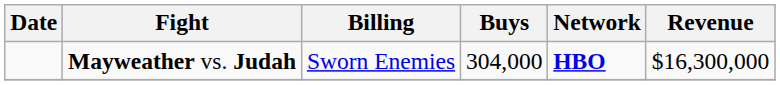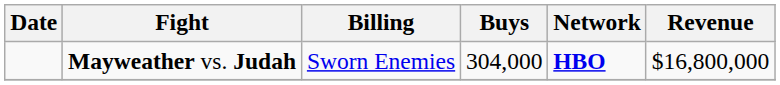(710, 60) $16,300,000 -> (710, 60) $16,800,000
